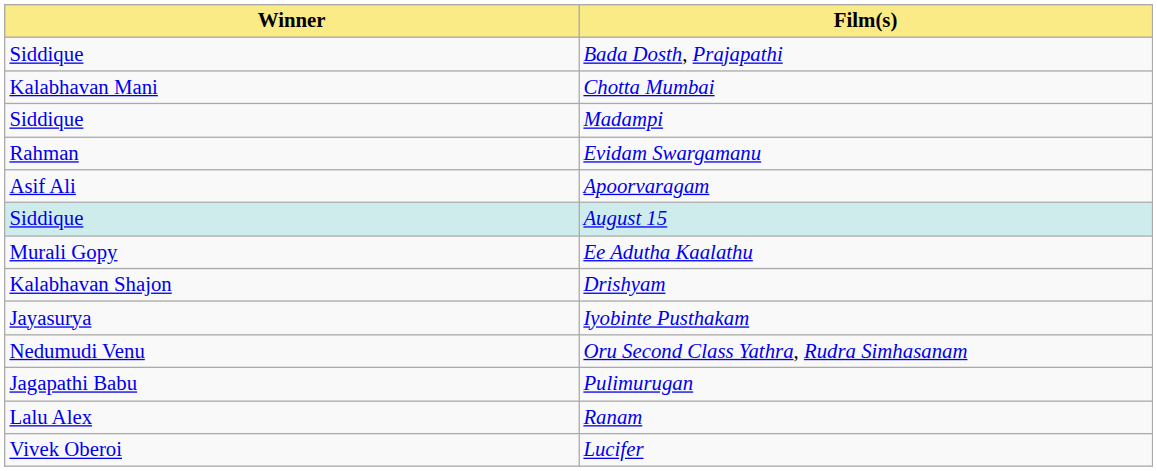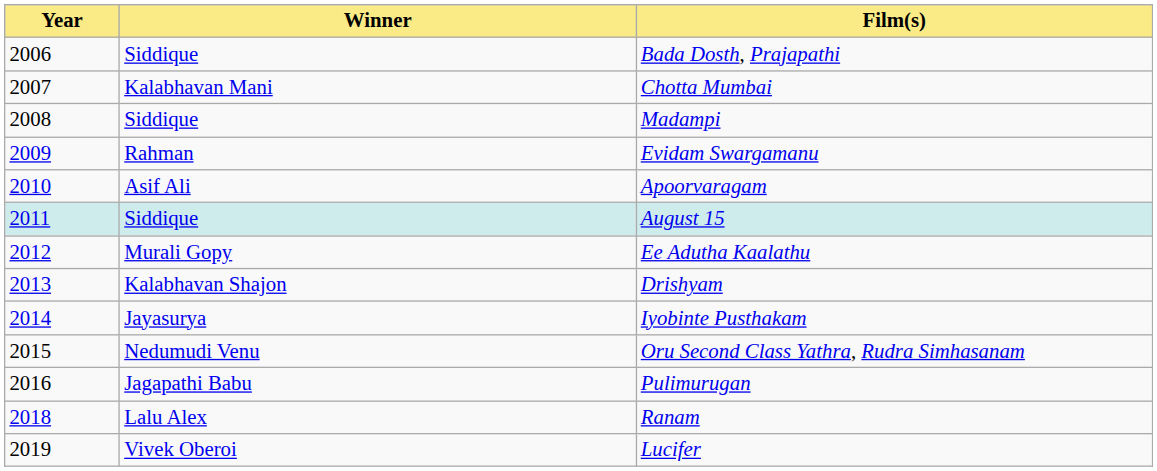+ column: (62, 20)
